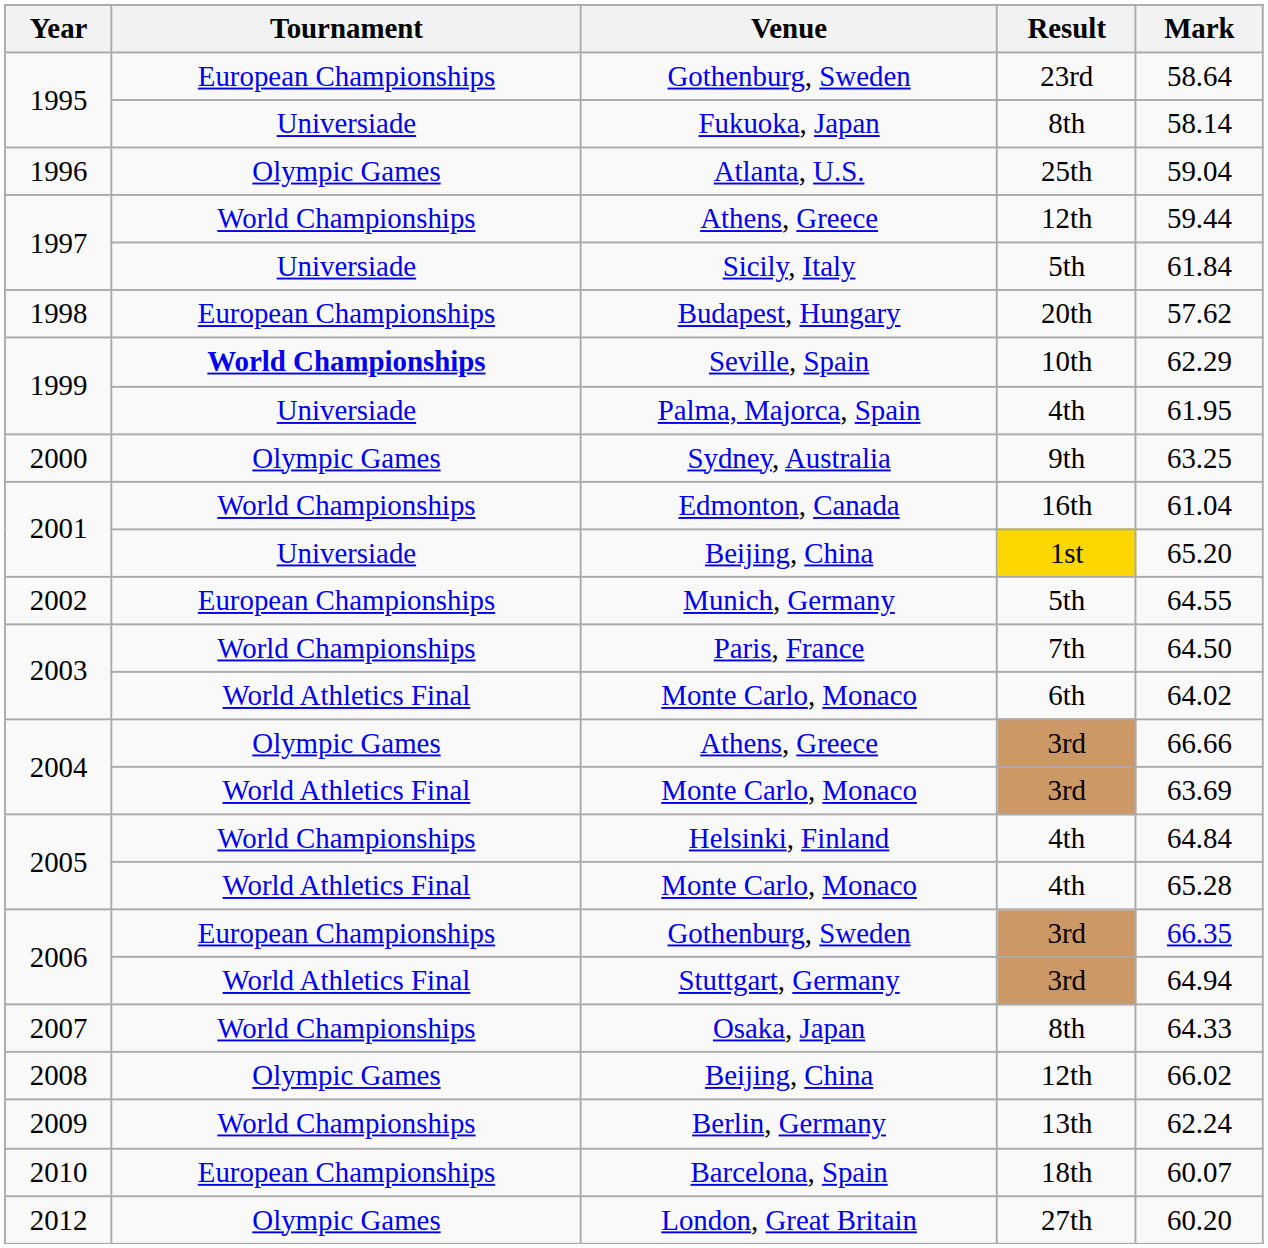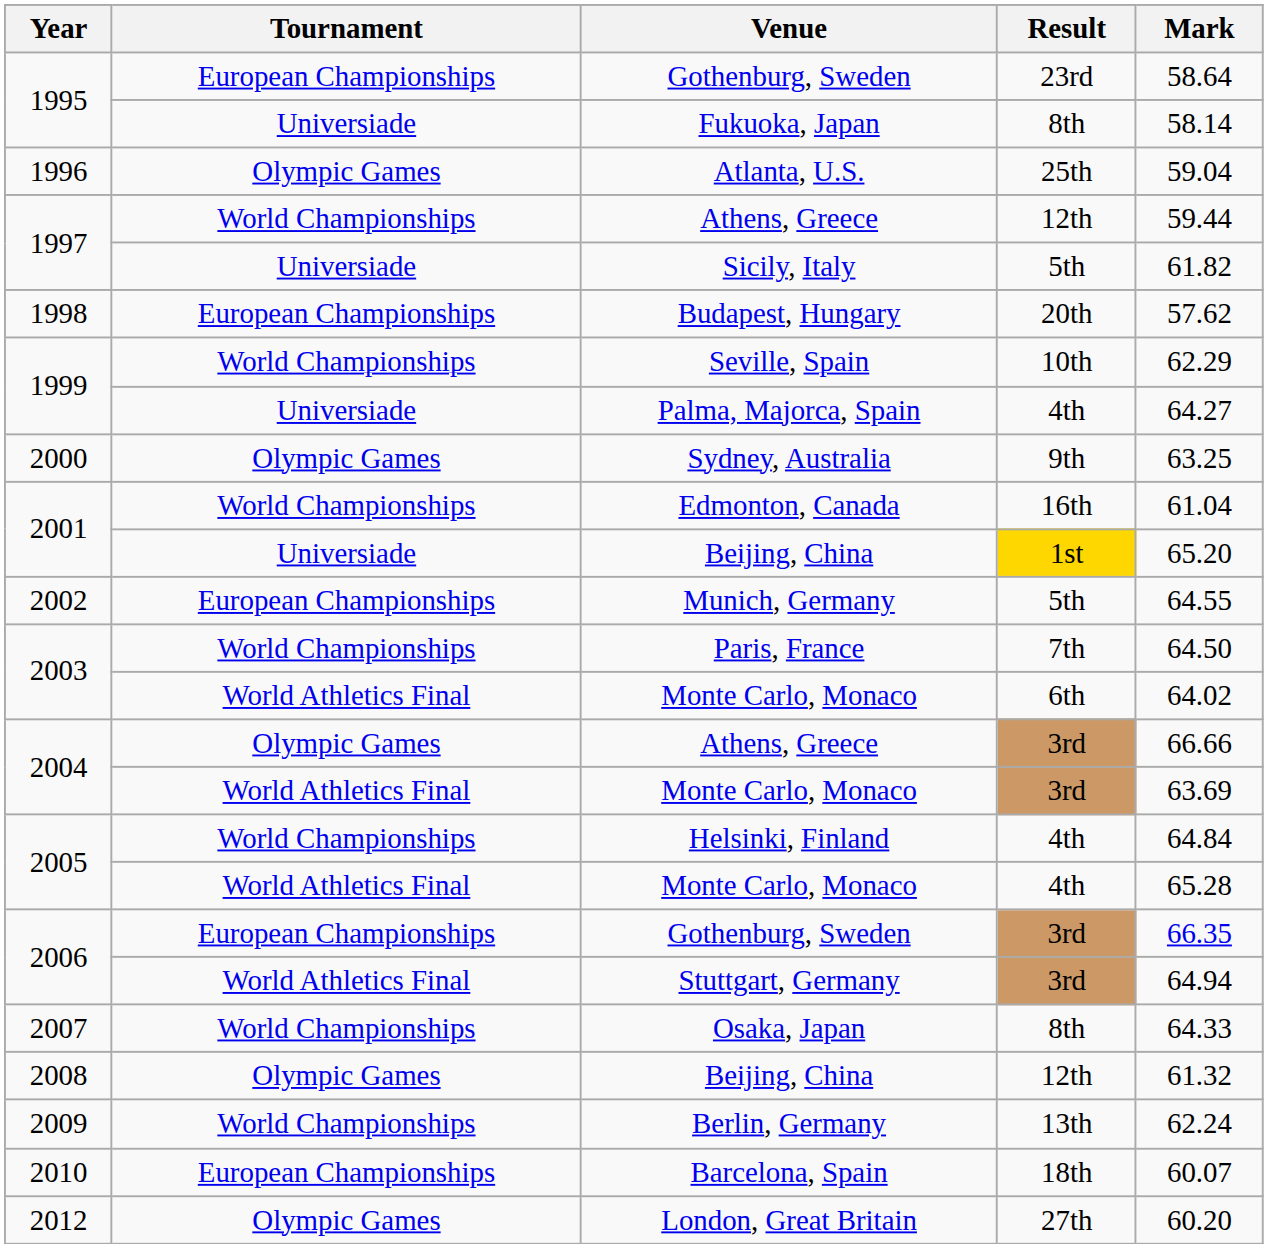(1199, 266) 61.84 -> (1199, 266) 61.82
(346, 361) bold -> (346, 361) normal
(1199, 409) 61.95 -> (1199, 409) 64.27
(1199, 1076) 66.02 -> (1199, 1076) 61.32
